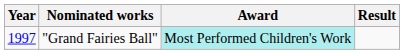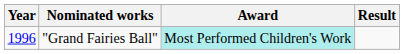(22, 37) 1997 -> (22, 37) 1996
